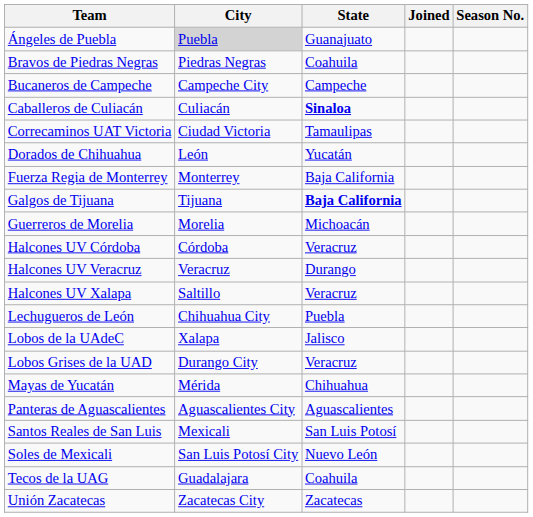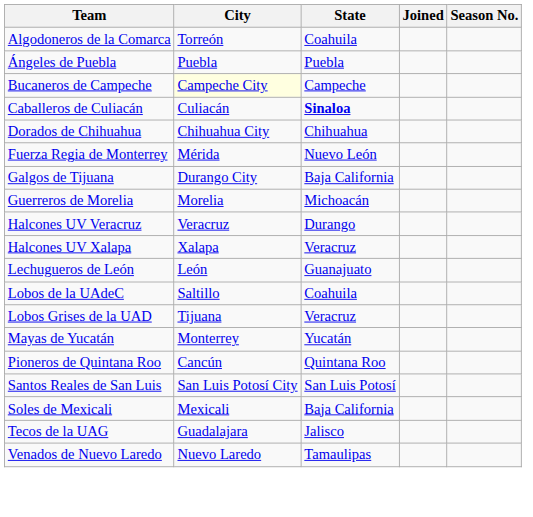+ row: (89, 39)
(198, 39) lightgrey background -> (197, 62) no background
(339, 39) Guanajuato -> (324, 62) Puebla
- row: (83, 62)
(223, 85) no background -> (223, 85) lightyellow background
- row: (90, 131)
(193, 154) León -> (223, 131) Chihuahua City
(328, 154) Yucatán -> (336, 131) Chihuahua
(209, 177) Monterrey -> (198, 154) Mérida
(350, 177) Baja California -> (341, 154) Nuevo León
(200, 200) Tijuana -> (217, 177) Durango City
(353, 200) bold -> (349, 177) normal
- row: (74, 246)
(199, 293) Saltillo -> (198, 246) Xalapa
(224, 316) Chihuahua City -> (192, 270) León
(325, 316) Puebla -> (338, 270) Guanajuato
(199, 339) Xalapa -> (199, 293) Saltillo
(325, 339) Jalisco -> (331, 293) Coahuila
(218, 362) Durango City -> (199, 316) Tijuana
(199, 385) Mérida -> (208, 339) Monterrey
(336, 385) Chihuahua -> (328, 339) Yucatán
- row: (87, 408)
+ row: (84, 362)
(204, 431) Mexicali -> (238, 385) San Luis Potosí City
(238, 454) San Luis Potosí City -> (203, 408) Mexicali
(341, 454) Nuevo León -> (349, 408) Baja California
(331, 477) Coahuila -> (324, 431) Jalisco
- row: (57, 500)
+ row: (85, 454)
